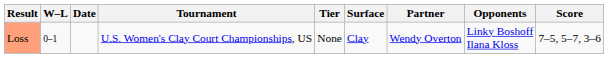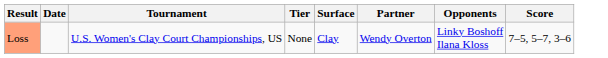- column: (55, 13)
